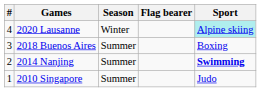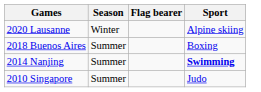- column: (9, 12)
(225, 29) paleturquoise background -> (215, 29) no background
